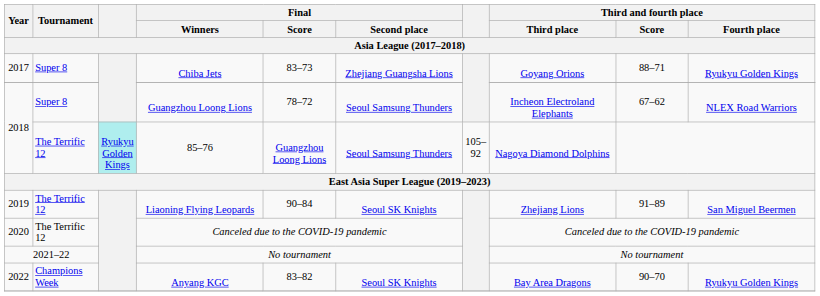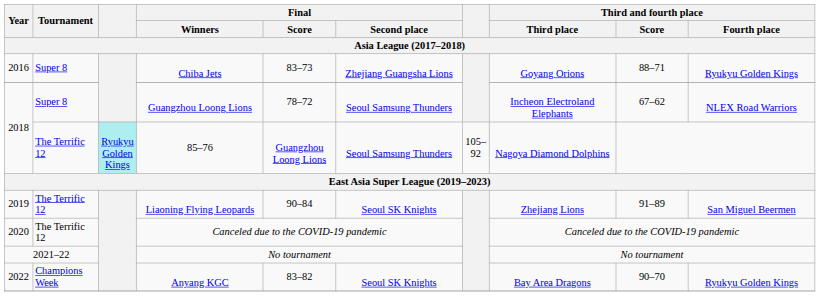(19, 68) 2017 -> (19, 68) 2016
